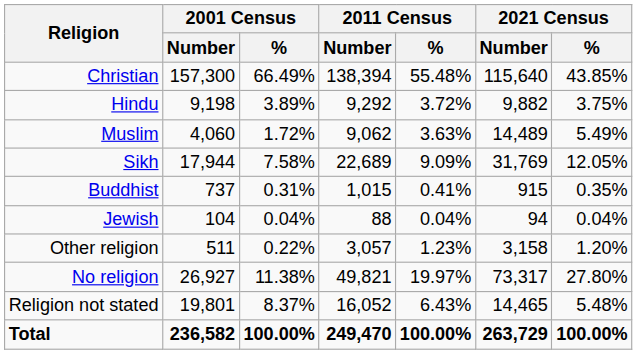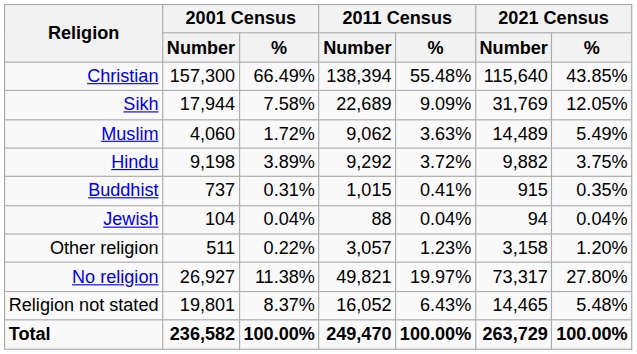rows swapped: (141, 162) <-> (135, 104)
